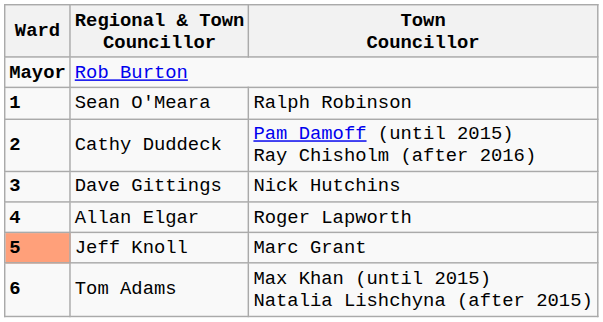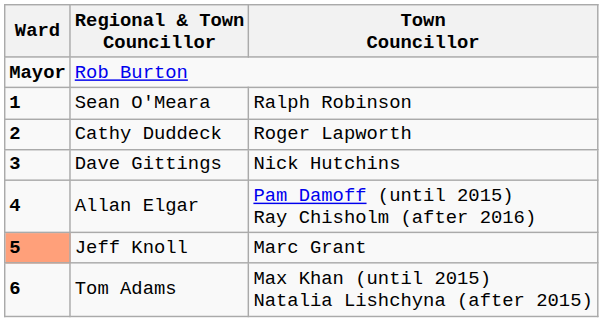(395, 145) Pam Damoff (until 2015) Ray Chisholm (after 2016) -> (333, 134) Roger Lapworth
(333, 217) Roger Lapworth -> (395, 206) Pam Damoff (until 2015) Ray Chisholm (after 2016)
